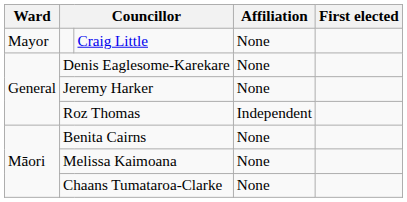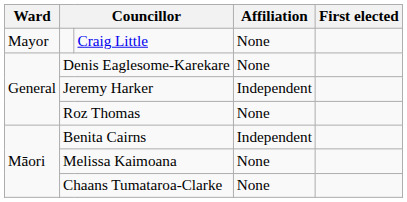(253, 88) None -> (274, 88) Independent
(274, 112) Independent -> (253, 112) None
(253, 137) None -> (274, 137) Independent
